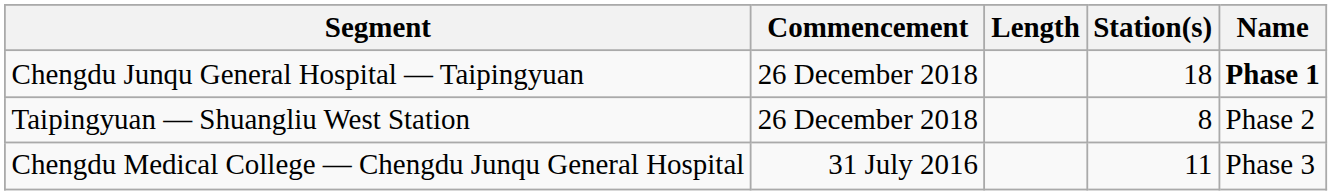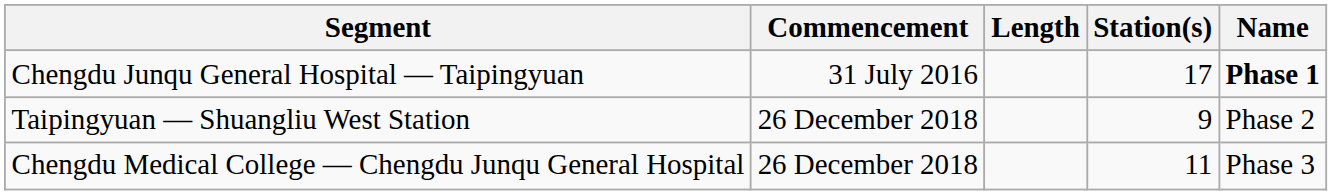(868, 73) 26 December 2018 -> (903, 73) 31 July 2016
(1198, 73) 18 -> (1198, 73) 17
(1205, 119) 8 -> (1205, 119) 9
(903, 165) 31 July 2016 -> (868, 165) 26 December 2018
